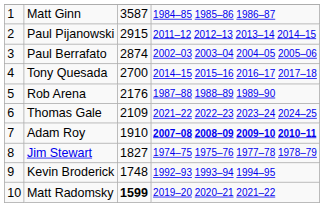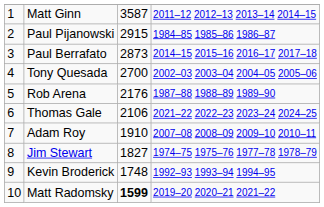(214, 14) 1984–85 1985–86 1986–87 -> (235, 14) 2011–12 2012–13 2013–14 2014–15
(235, 34) 2011–12 2012–13 2013–14 2014–15 -> (214, 34) 1984–85 1985–86 1986–87
(134, 53) 2874 -> (134, 53) 2873
(235, 54) 2002–03 2003–04 2004–05 2005–06 -> (235, 54) 2014–15 2015–16 2016–17 2017–18
(235, 74) 2014–15 2015–16 2016–17 2017–18 -> (235, 74) 2002–03 2003–04 2004–05 2005–06
(134, 113) 2109 -> (134, 113) 2106
(235, 133) bold -> (235, 133) normal
